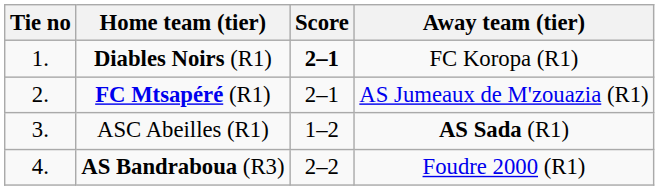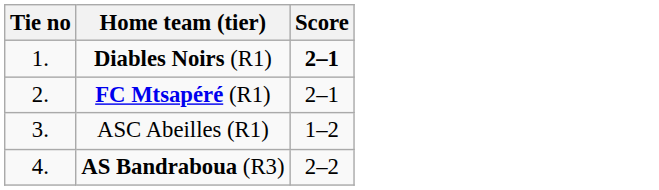- column: (504, 22)
